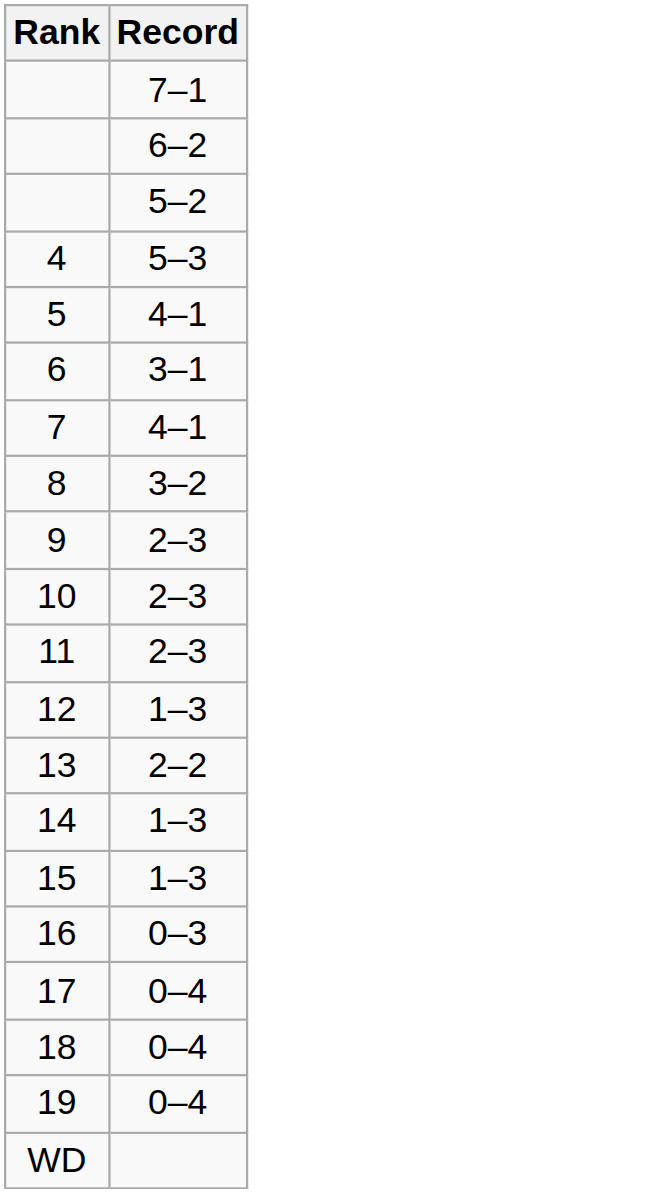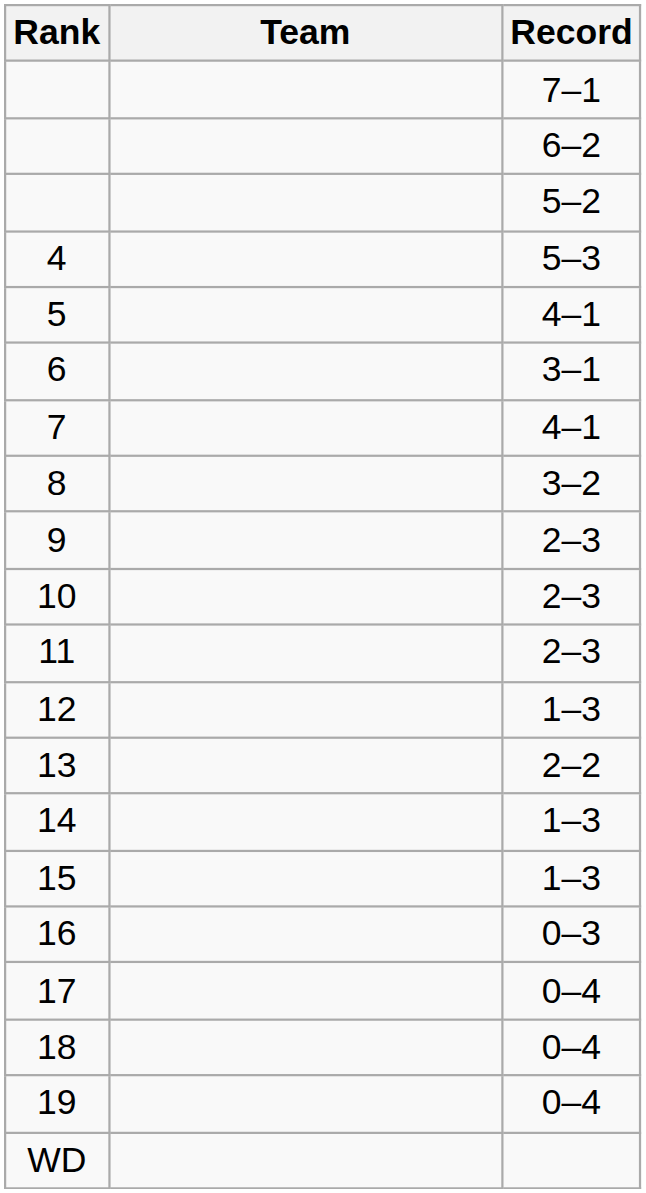+ column: (305, 32)
